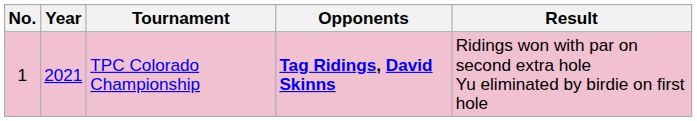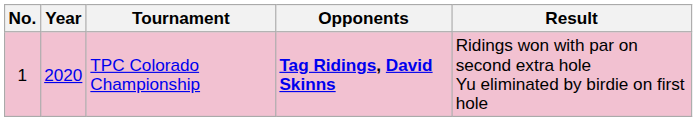(63, 74) 2021 -> (63, 74) 2020
